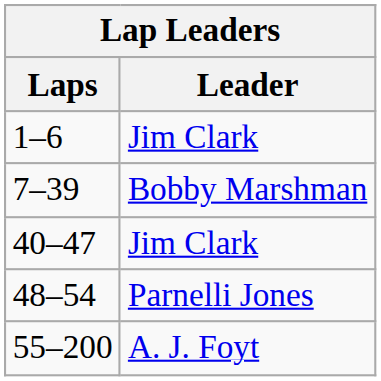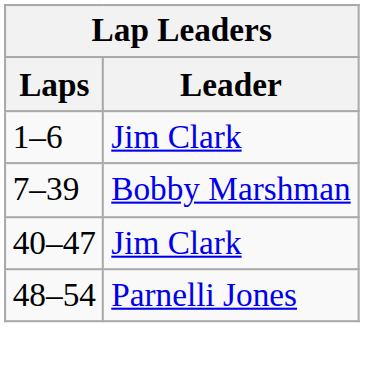- row: (63, 347)
